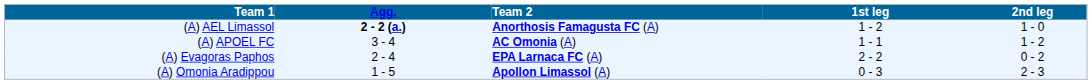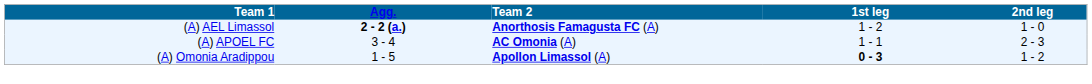(1033, 42) 1 - 2 -> (1033, 42) 2 - 3
- row: (218, 57)
(870, 71) normal -> (870, 57) bold
(1033, 71) 2 - 3 -> (1033, 57) 1 - 2
